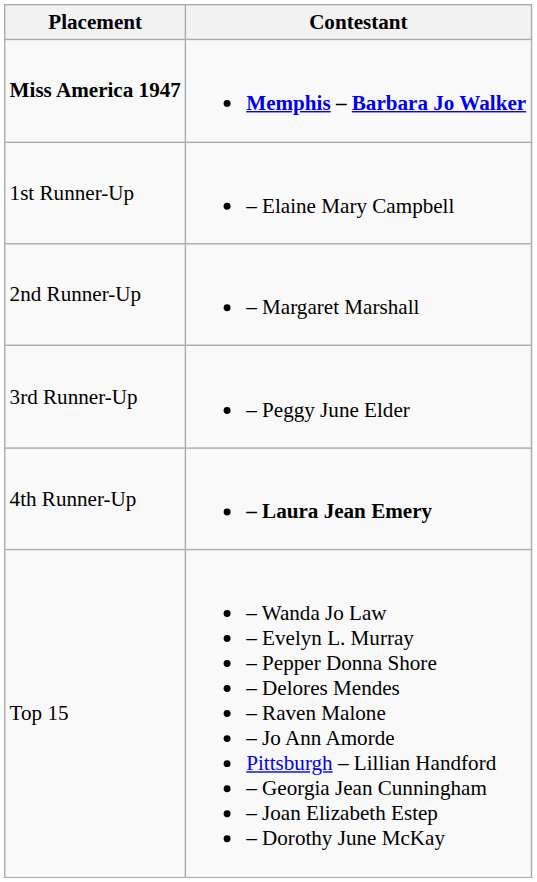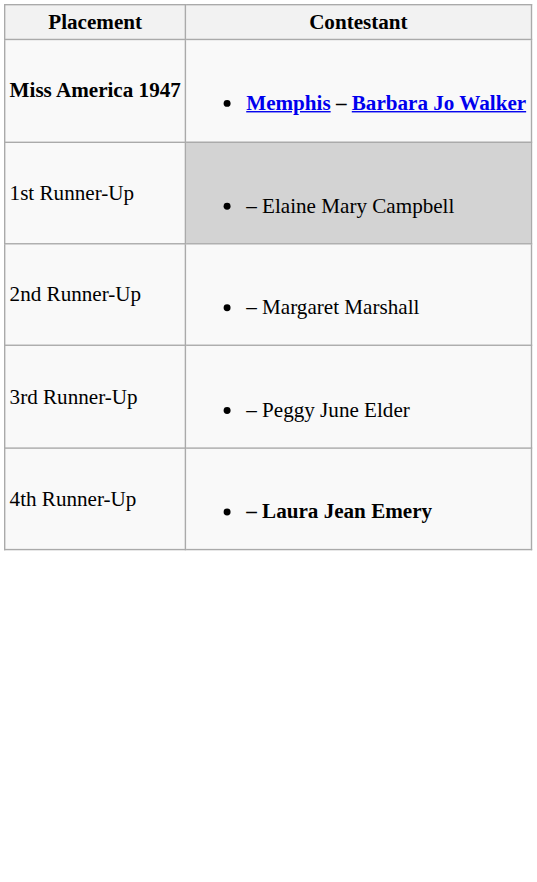(358, 205) no background -> (358, 205) lightgrey background
- row: (39, 713)
